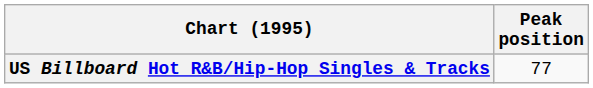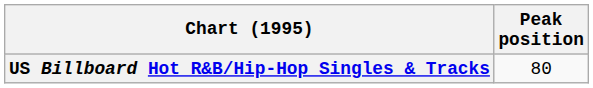(541, 69) 77 -> (541, 69) 80
